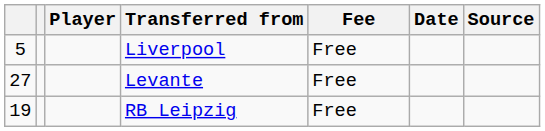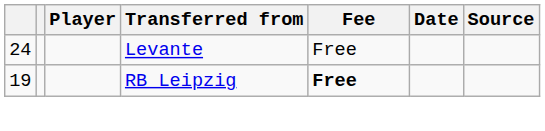- row: (175, 50)
(20, 80) 27 -> (20, 50) 24
(335, 111) normal -> (335, 80) bold
